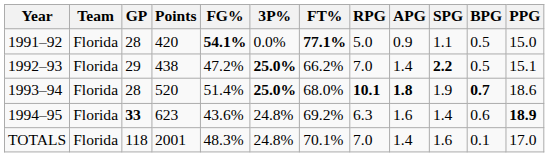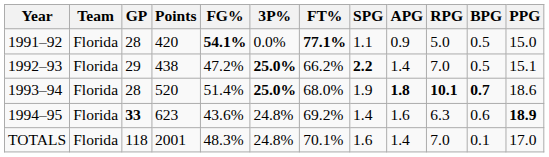columns swapped: (369, 16) <-> (448, 16)
